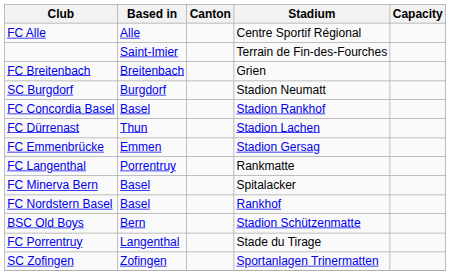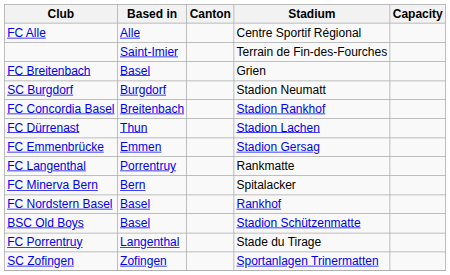(152, 71) Breitenbach -> (135, 71) Basel
(135, 109) Basel -> (152, 109) Breitenbach
(135, 185) Basel -> (133, 185) Bern
(133, 223) Bern -> (135, 223) Basel
